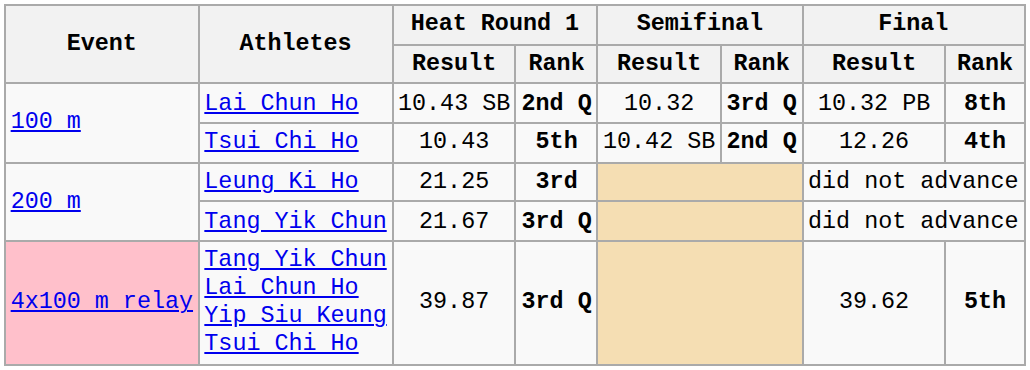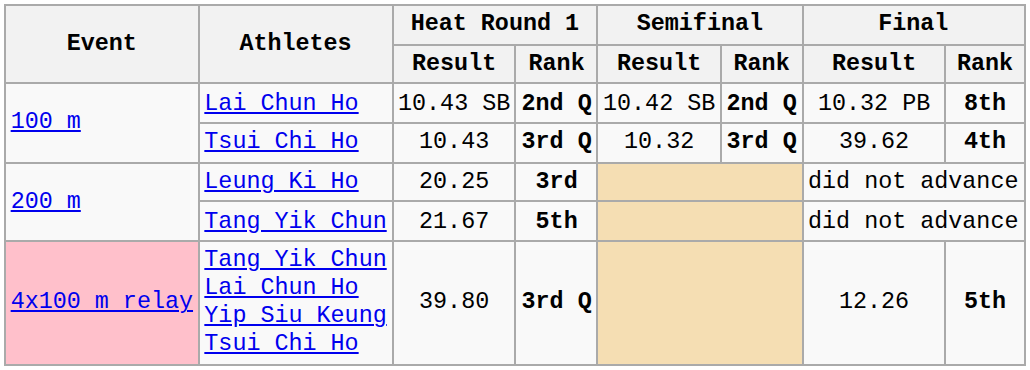(659, 103) 10.32 -> (659, 103) 10.42 SB
(762, 103) 3rd Q -> (762, 103) 2nd Q
(557, 142) 5th -> (557, 142) 3rd Q
(659, 142) 10.42 SB -> (659, 142) 10.32
(762, 142) 2nd Q -> (762, 142) 3rd Q
(874, 142) 12.26 -> (874, 142) 39.62
(454, 182) 21.25 -> (454, 182) 20.25
(557, 221) 3rd Q -> (557, 221) 5th
(454, 302) 39.87 -> (454, 302) 39.80
(874, 302) 39.62 -> (874, 302) 12.26
